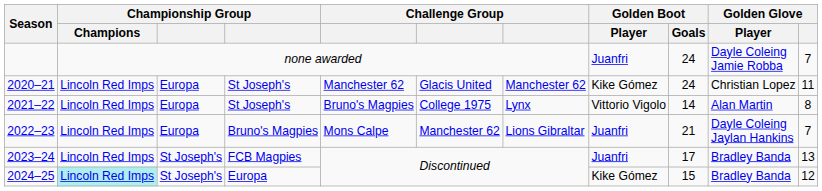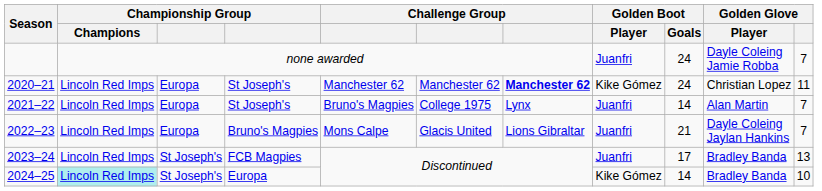(456, 85) Glacis United -> (460, 85) Manchester 62
(546, 85) normal -> (548, 85) bold
(629, 104) Vittorio Vigolo -> (614, 104) Juanfri
(808, 104) 8 -> (804, 104) 7
(460, 131) Manchester 62 -> (456, 131) Glacis United
(689, 176) 15 -> (684, 176) 14
(808, 176) 12 -> (804, 176) 10
